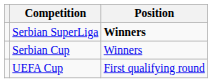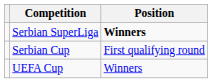(123, 50) Winners -> (154, 50) First qualifying round
(154, 68) First qualifying round -> (123, 68) Winners
